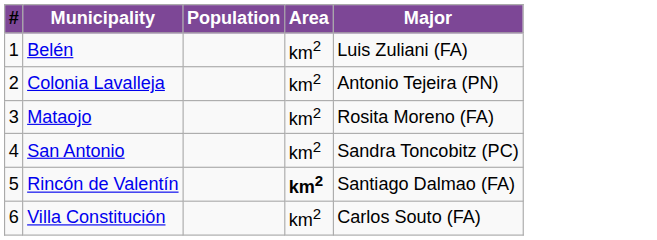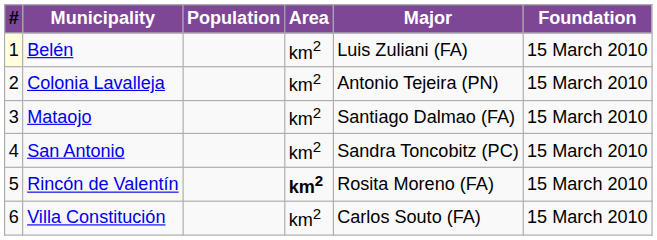+ column: (587, 18)
(14, 49) no background -> (14, 49) lightyellow background
(416, 117) Rosita Moreno (FA) -> (426, 117) Santiago Dalmao (FA)
(426, 184) Santiago Dalmao (FA) -> (416, 184) Rosita Moreno (FA)
